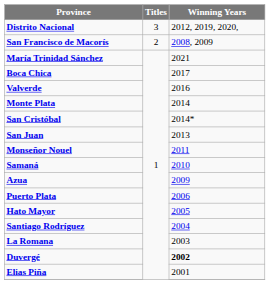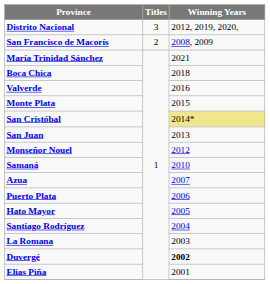(181, 73) 2017 -> (181, 73) 2018
(181, 104) 2014 -> (181, 104) 2015
(183, 119) no background -> (183, 119) khaki background
(180, 149) 2011 -> (181, 149) 2012
(181, 180) 2009 -> (181, 180) 2007
